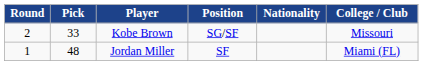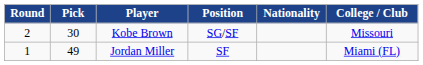(73, 32) 33 -> (73, 32) 30
(73, 51) 48 -> (73, 51) 49
